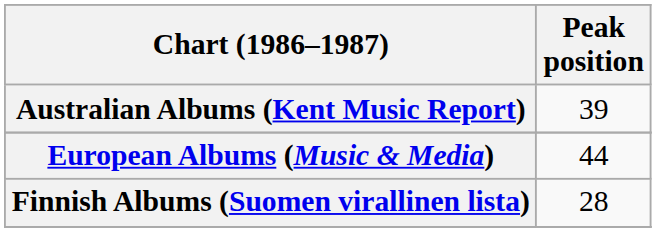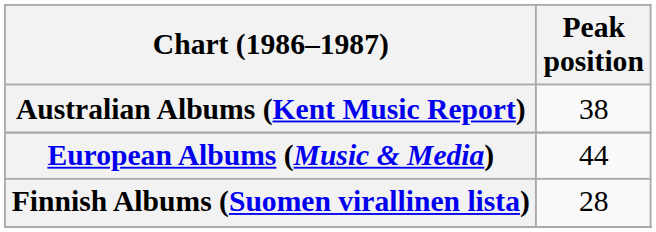(594, 108) 39 -> (594, 108) 38
